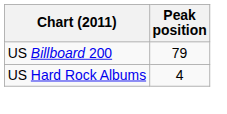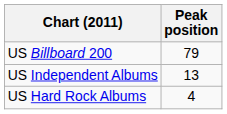+ row: (83, 75)
